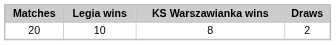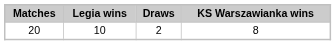columns swapped: (307, 14) <-> (210, 14)
